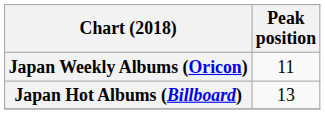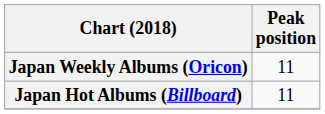(286, 94) 13 -> (286, 94) 11
